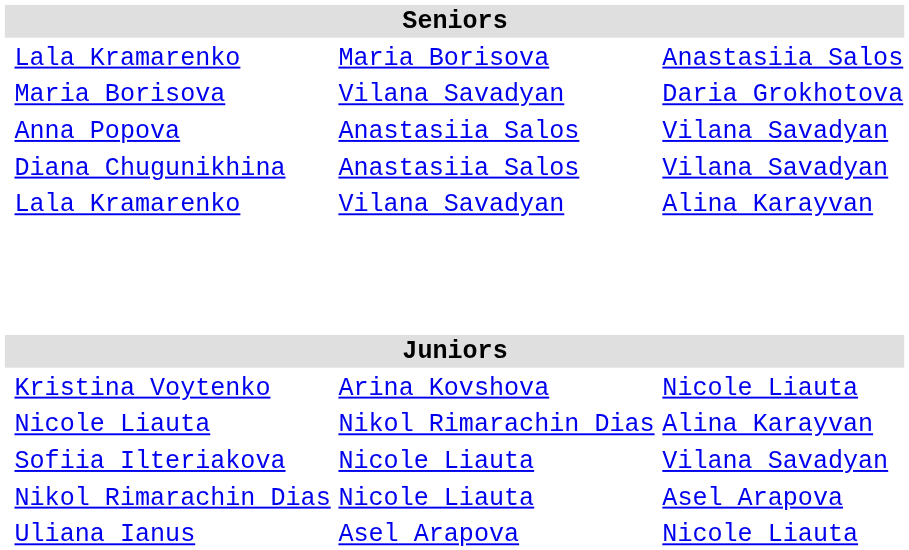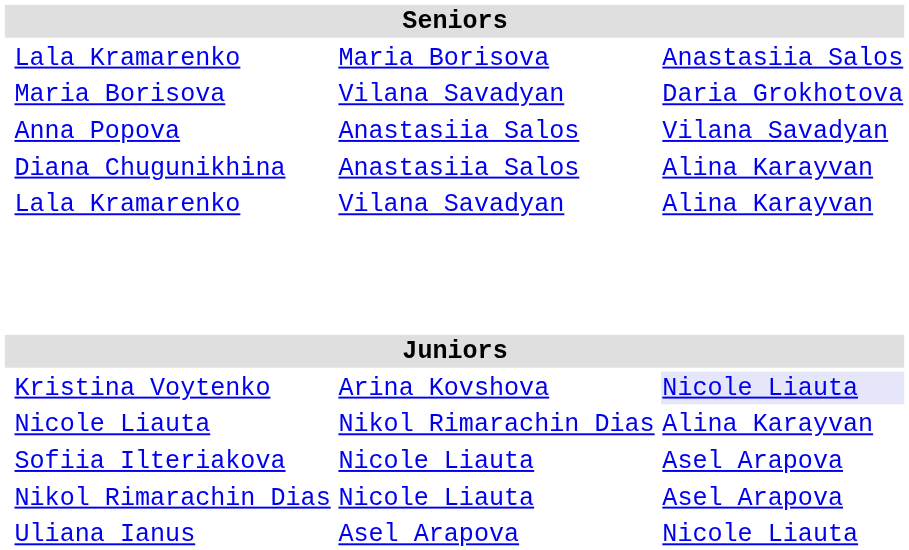(775, 168) Vilana Savadyan -> (768, 168) Alina Karayvan
(760, 388) no background -> (760, 388) lavender background
(775, 461) Vilana Savadyan -> (753, 461) Asel Arapova
